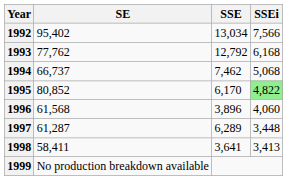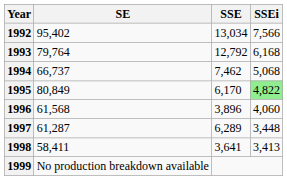(53, 52) 77,762 -> (53, 52) 79,764
(53, 90) 80,852 -> (53, 90) 80,849
